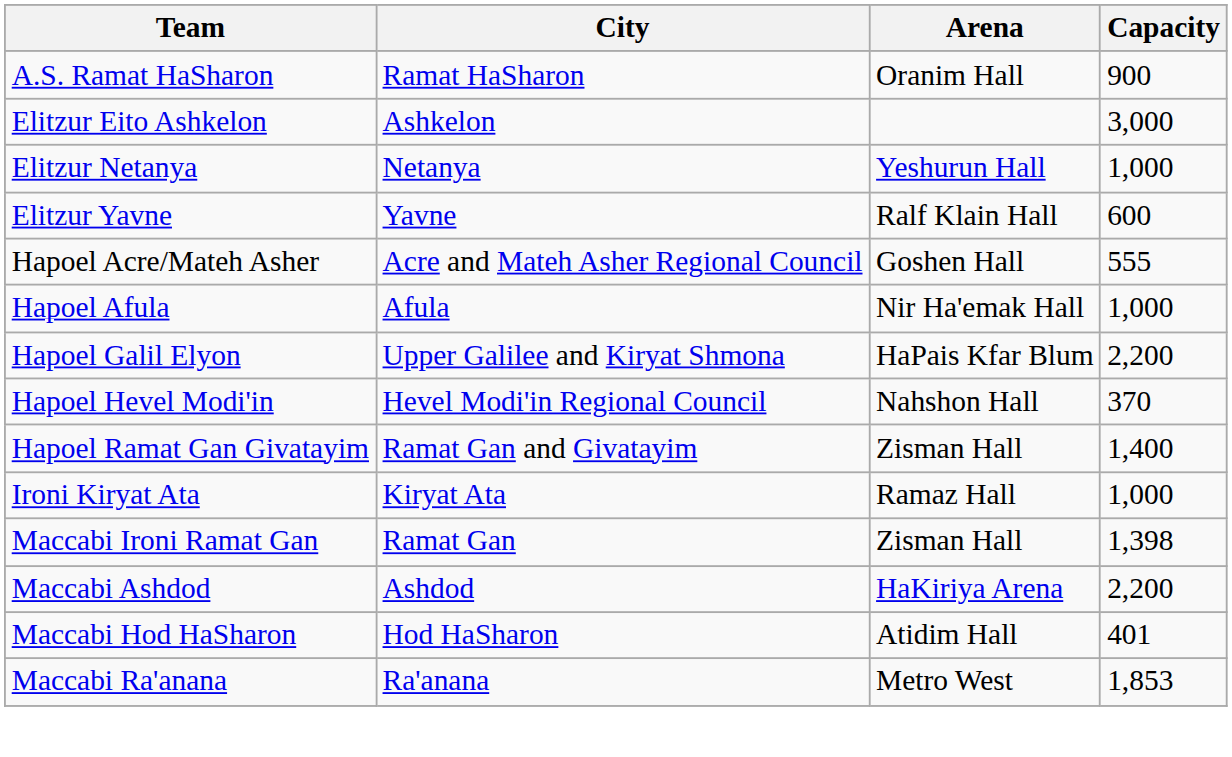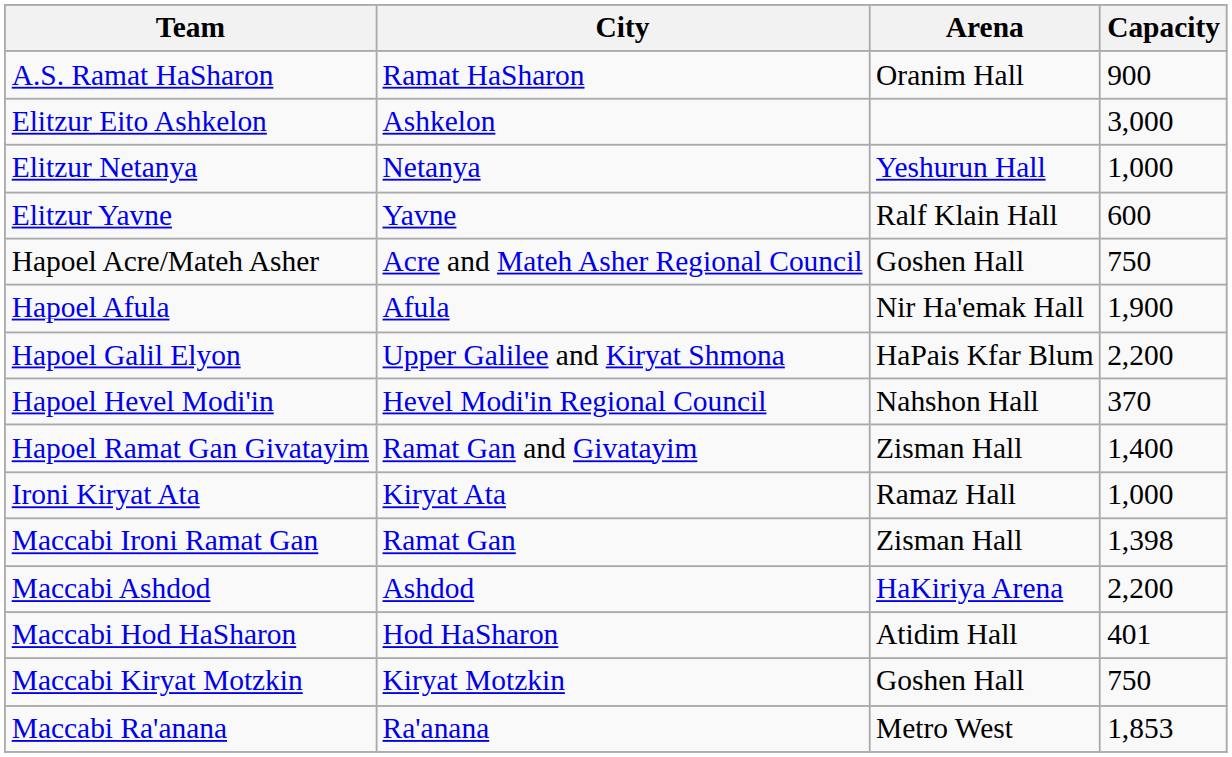(1129, 261) 555 -> (1129, 261) 750
(1140, 307) 1,000 -> (1140, 307) 1,900
+ row: (157, 681)
